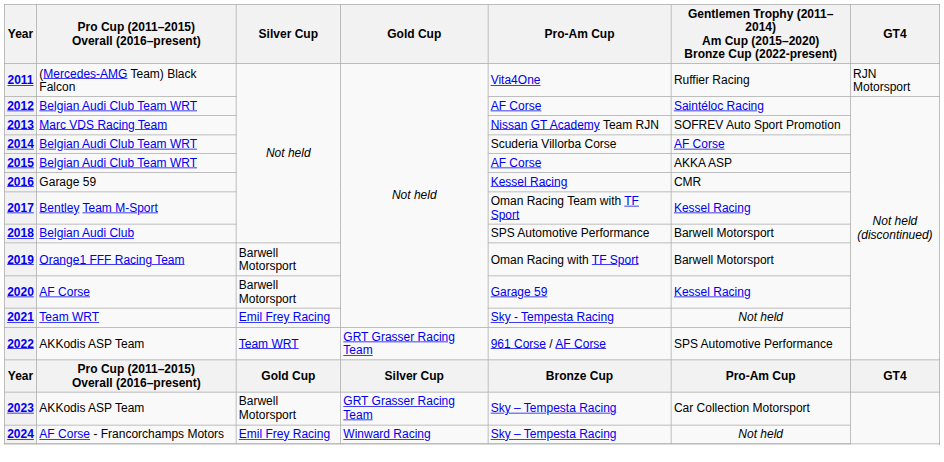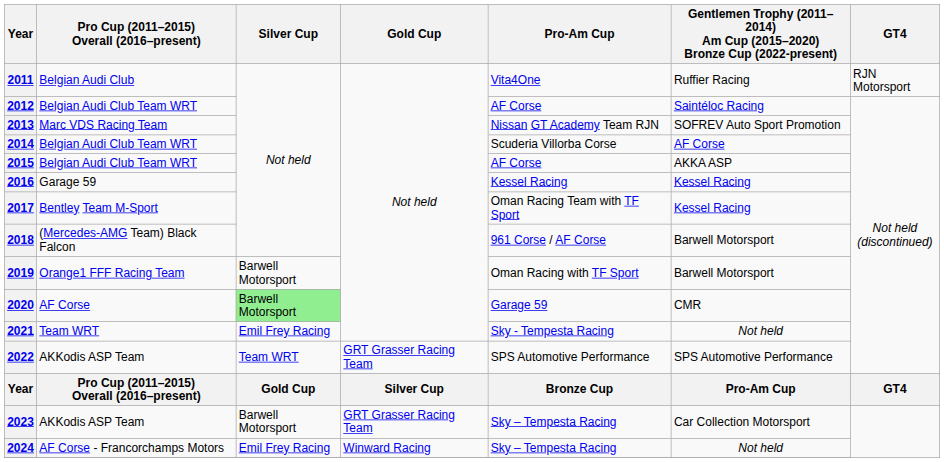(118, 80) (Mercedes-AMG Team) Black Falcon -> (87, 80) Belgian Audi Club
(688, 182) CMR -> (712, 182) Kessel Racing
(87, 233) Belgian Audi Club -> (118, 240) (Mercedes-AMG Team) Black Falcon
(570, 233) SPS Automotive Performance -> (548, 240) 961 Corse / AF Corse
(267, 292) no background -> (267, 305) lightgreen background
(712, 292) Kessel Racing -> (688, 305) CMR
(548, 343) 961 Corse / AF Corse -> (570, 357) SPS Automotive Performance
